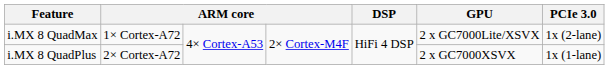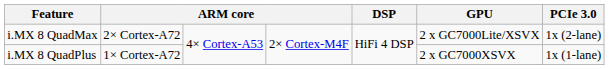(142, 34) 1× Cortex-A72 -> (142, 34) 2× Cortex-A72
(142, 54) 2× Cortex-A72 -> (142, 54) 1× Cortex-A72
